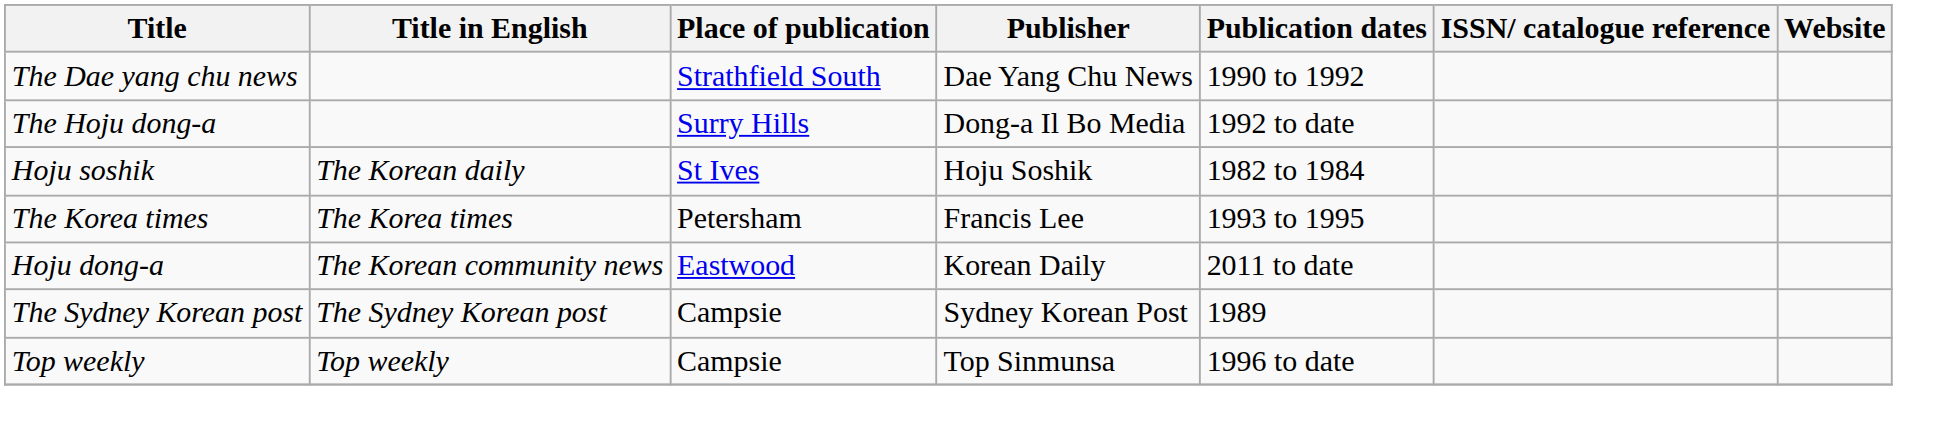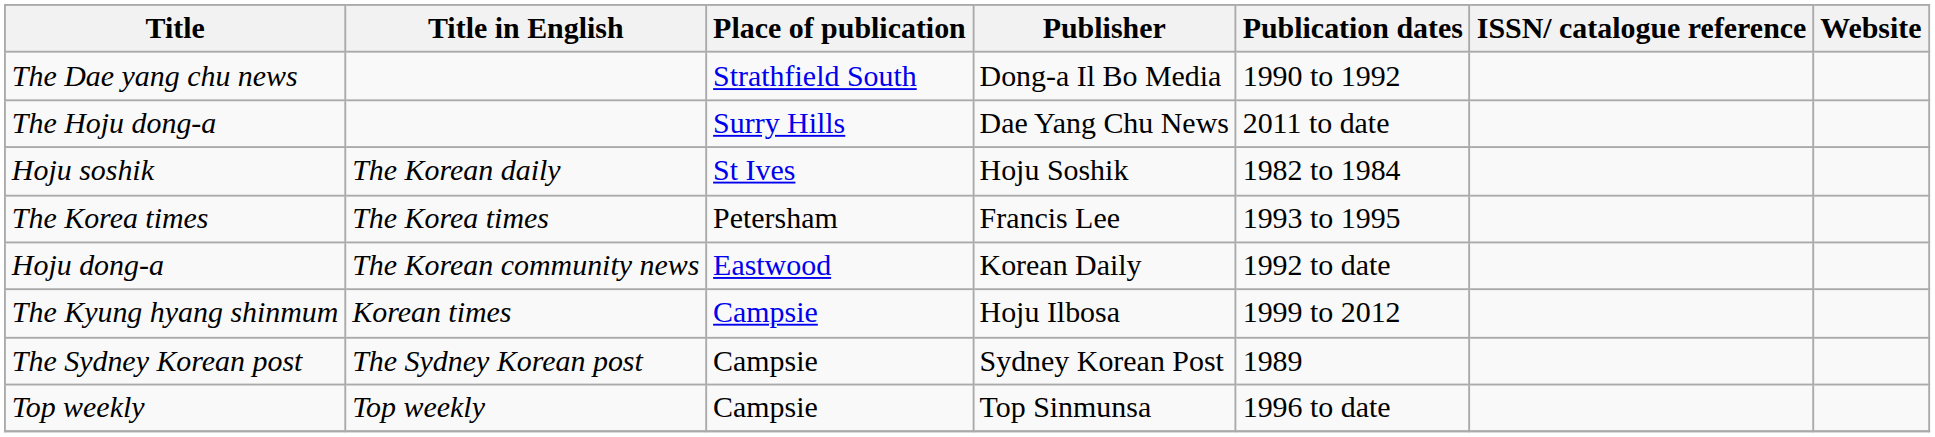(1068, 75) Dae Yang Chu News -> (1100, 75) Dong-a Il Bo Media
(1064, 123) Dong-a Il Bo Media -> (1104, 123) Dae Yang Chu News
(1281, 123) 1992 to date -> (1316, 123) 2011 to date
(1280, 265) 2011 to date -> (1317, 265) 1992 to date
+ row: (175, 312)
